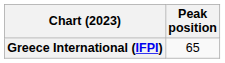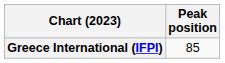(193, 48) 65 -> (193, 48) 85
